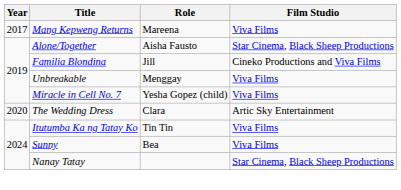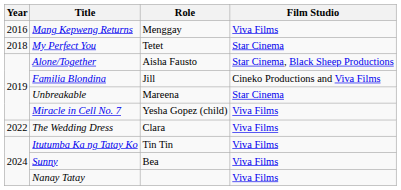(17, 29) 2017 -> (17, 29) 2016
(161, 29) Mareena -> (162, 29) Menggay
+ row: (64, 45)
(162, 78) Menggay -> (161, 95) Mareena
(255, 78) Viva Films -> (258, 95) Star Cinema
(17, 111) 2020 -> (17, 128) 2022
(283, 111) Artic Sky Entertainment -> (255, 128) Viva Films
(313, 161) Star Cinema, Black Sheep Productions -> (255, 177) Viva Films
